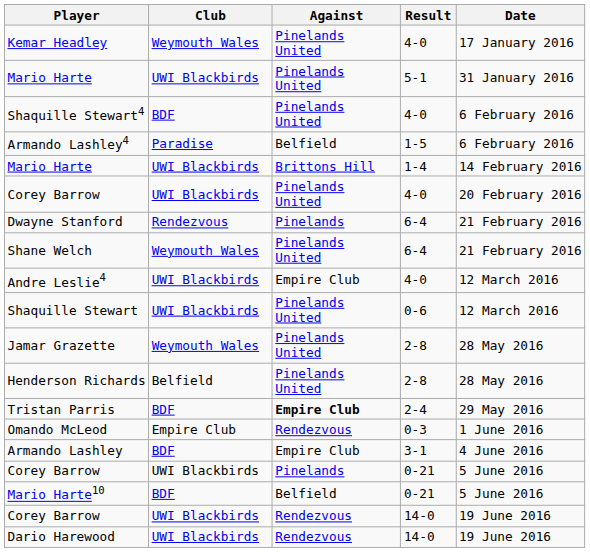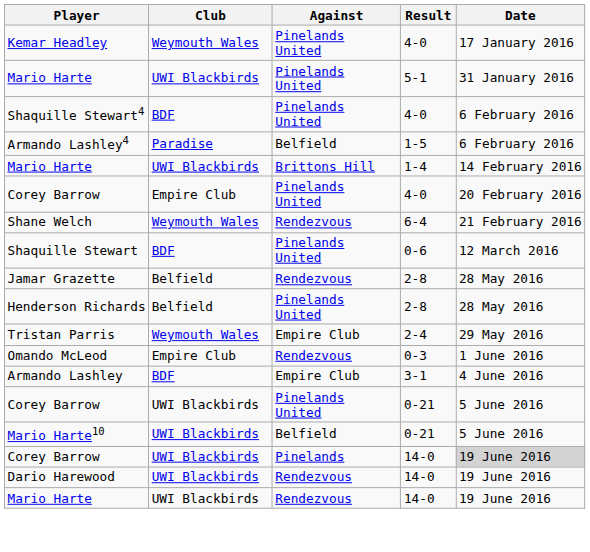(205, 194) UWI Blackbirds -> (194, 194) Empire Club
- row: (65, 222)
(310, 250) Pinelands United -> (314, 222) Rendezvous
- row: (57, 280)
(205, 310) UWI Blackbirds -> (163, 250) BDF
(205, 345) Weymouth Wales -> (182, 279) Belfield
(310, 345) Pinelands United -> (314, 279) Rendezvous
(163, 409) BDF -> (205, 335) Weymouth Wales
(318, 409) bold -> (318, 335) normal
(310, 471) Pinelands -> (310, 404) Pinelands United
(163, 494) BDF -> (205, 434) UWI Blackbirds
(314, 516) Rendezvous -> (310, 457) Pinelands
(505, 516) no background -> (505, 457) lightgrey background
+ row: (50, 498)
